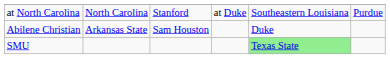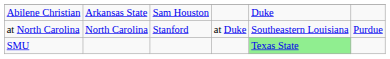rows swapped: (43, 12) <-> (44, 29)
